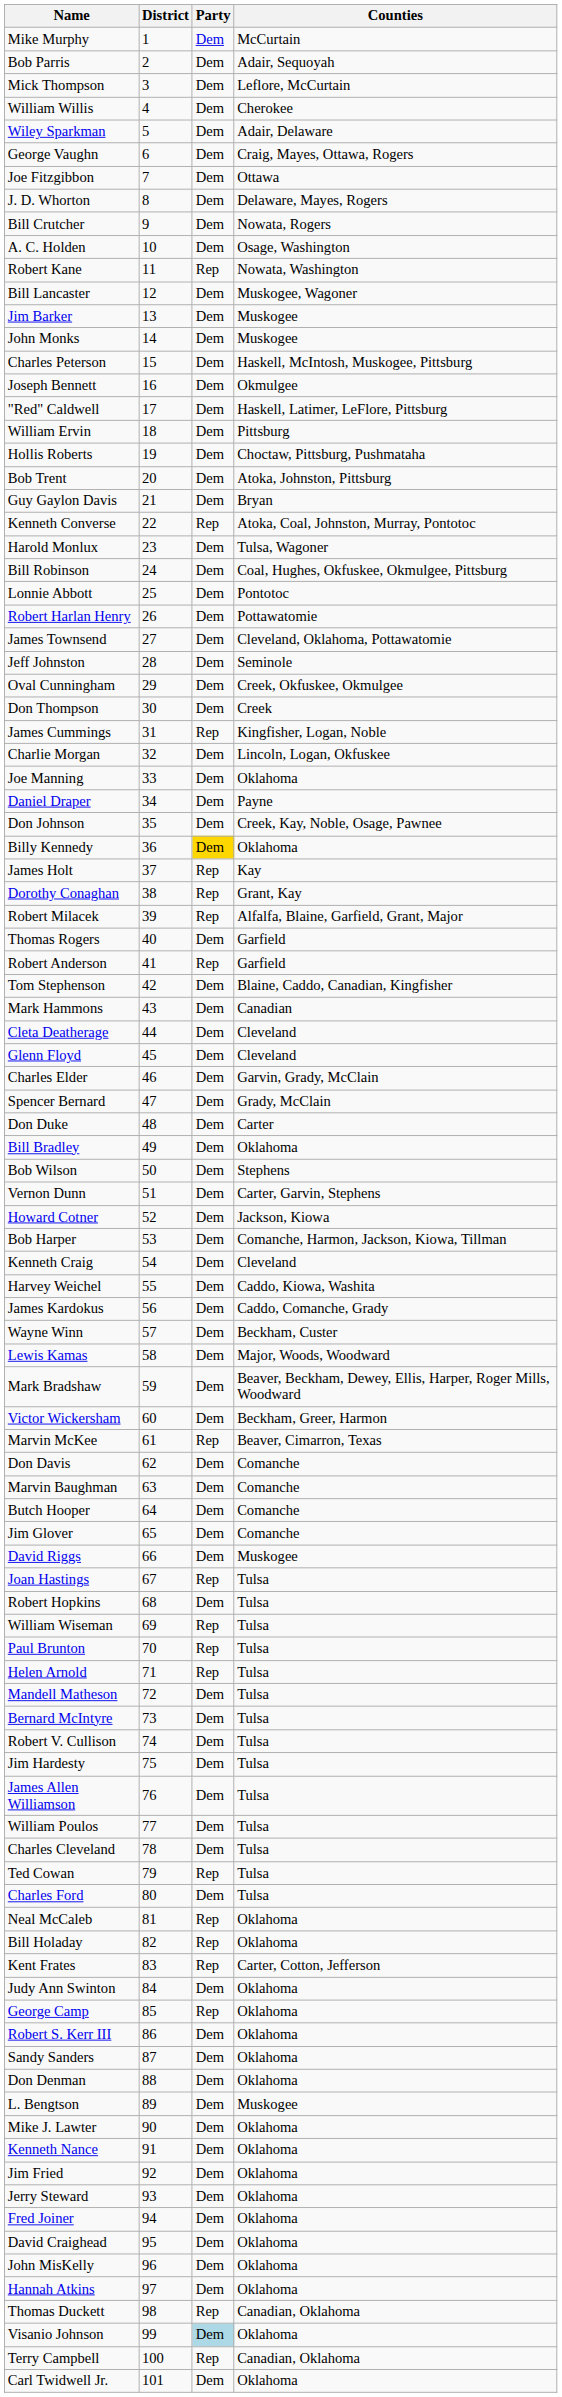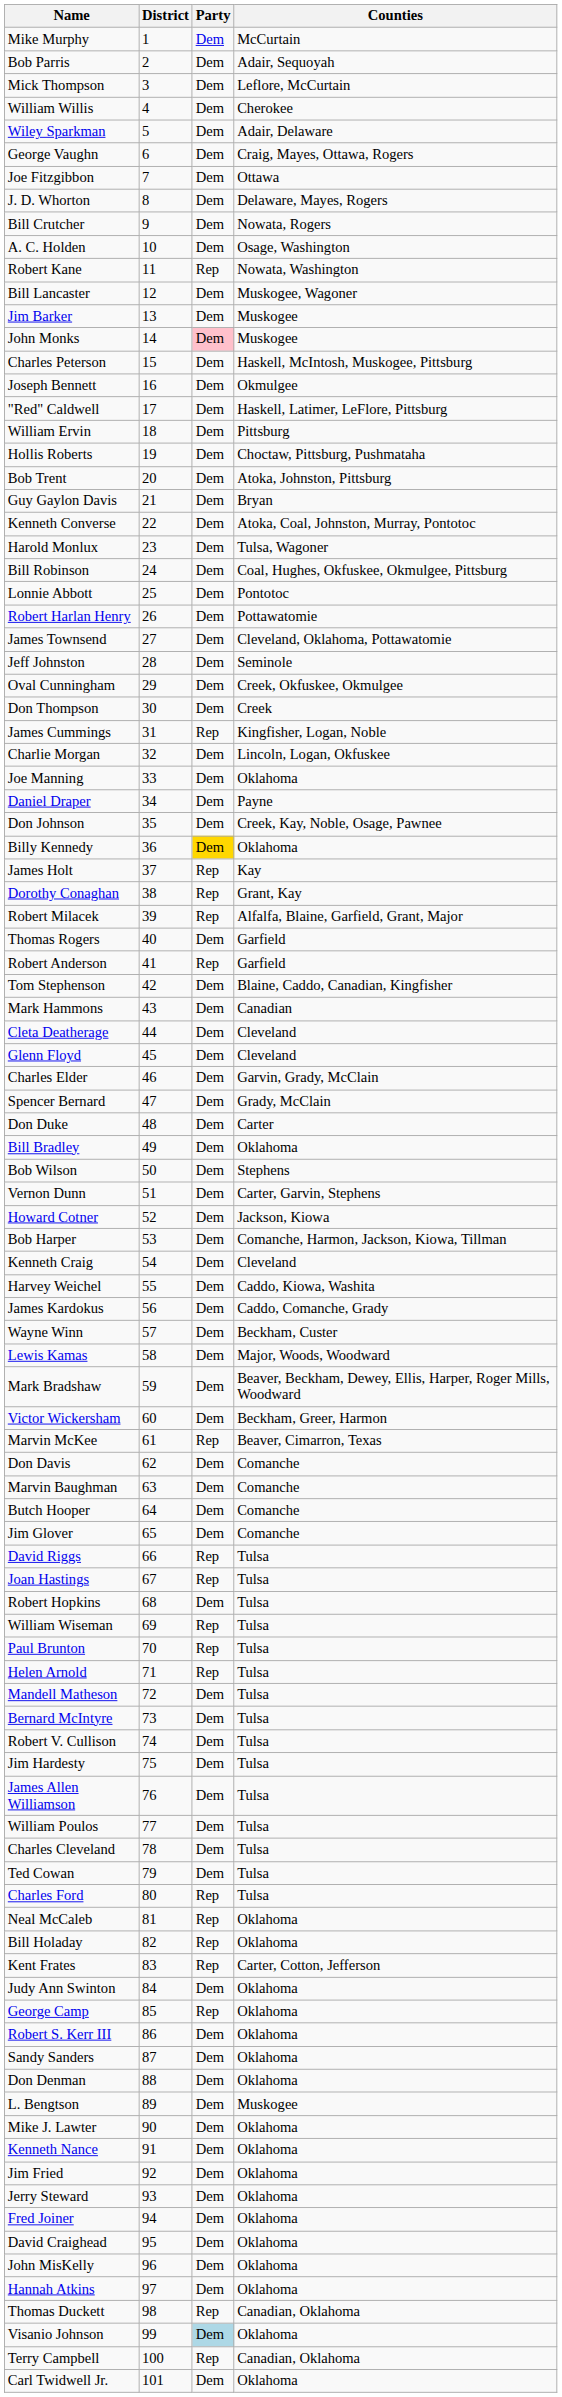(210, 339) no background -> (210, 339) pink background
(207, 524) Rep -> (210, 524) Dem
(210, 1556) Dem -> (207, 1556) Rep
(267, 1556) Muskogee -> (253, 1556) Tulsa
(207, 1873) Rep -> (210, 1873) Dem
(210, 1896) Dem -> (207, 1896) Rep
